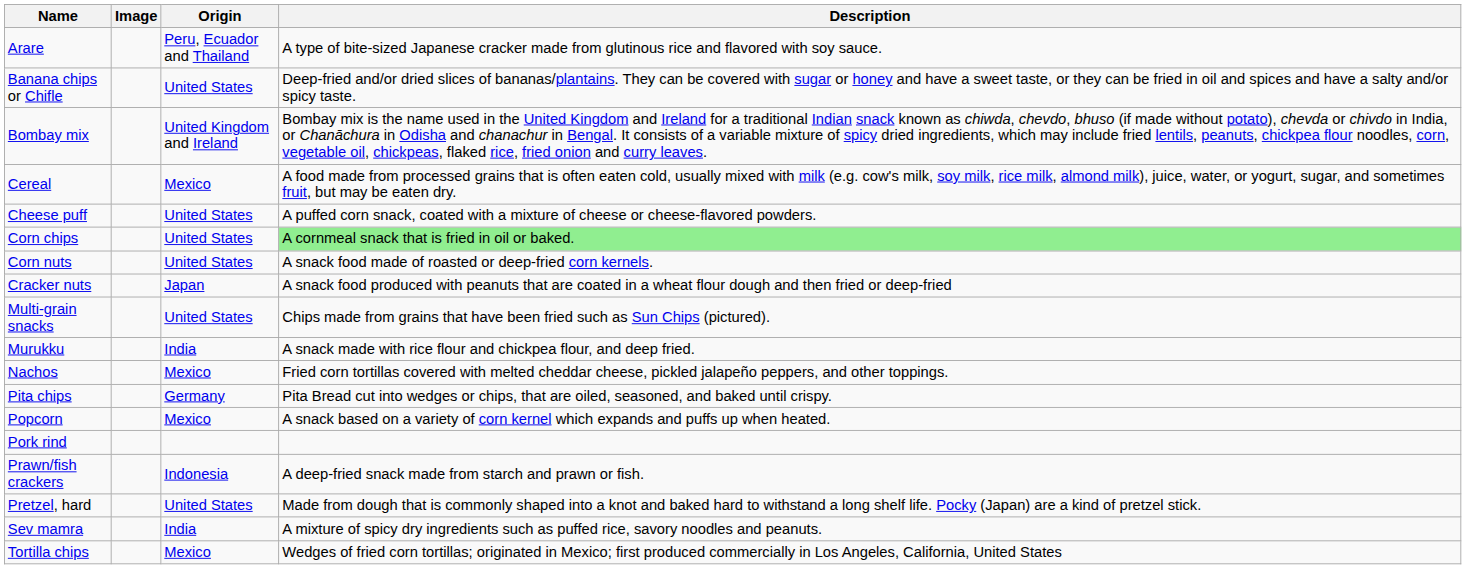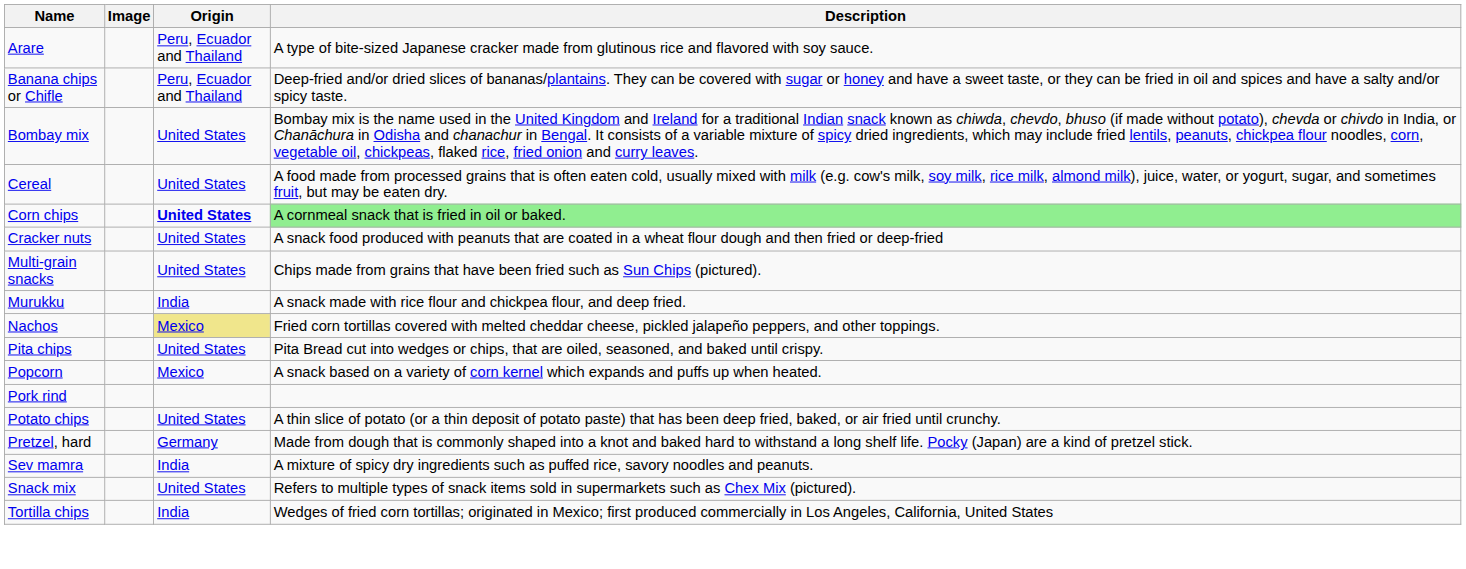(208, 87) United States -> (204, 87) Peru, Ecuador and Thailand
(217, 135) United Kingdom and Ireland -> (201, 135) United States
(188, 184) Mexico -> (201, 184) United States
- row: (47, 215)
(208, 239) normal -> (204, 215) bold
- row: (40, 262)
(184, 285) Japan -> (201, 239) United States
(188, 372) no background -> (181, 325) khaki background
(195, 395) Germany -> (201, 348) United States
+ row: (48, 419)
- row: (42, 473)
(208, 505) United States -> (187, 442) Germany
+ row: (42, 489)
(188, 552) Mexico -> (173, 512) India
